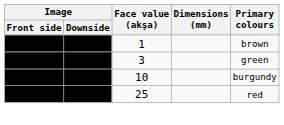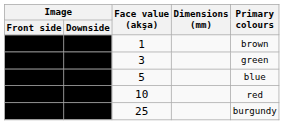+ row: (142, 77)
(255, 77) burgundy -> (255, 94) red
(255, 94) red -> (255, 111) burgundy
